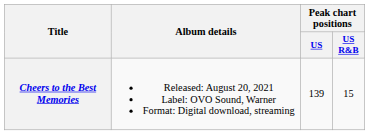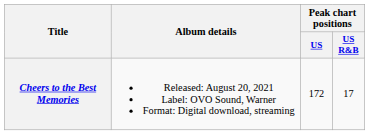(316, 93) 139 -> (316, 93) 172
(348, 93) 15 -> (348, 93) 17
